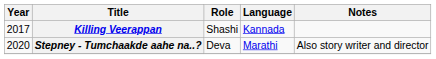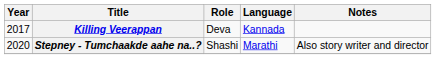(222, 29) Shashi -> (218, 29) Deva
(218, 45) Deva -> (222, 45) Shashi
